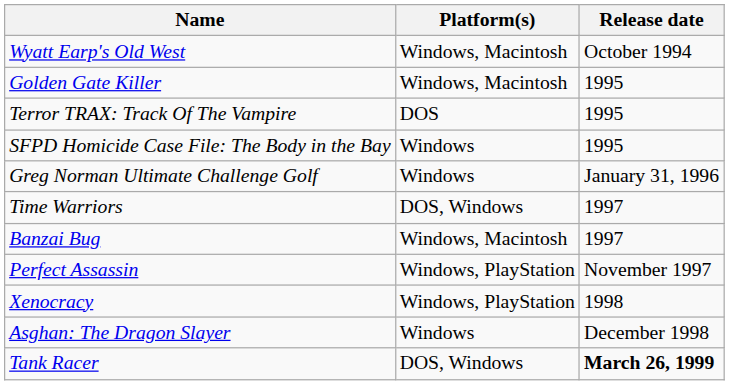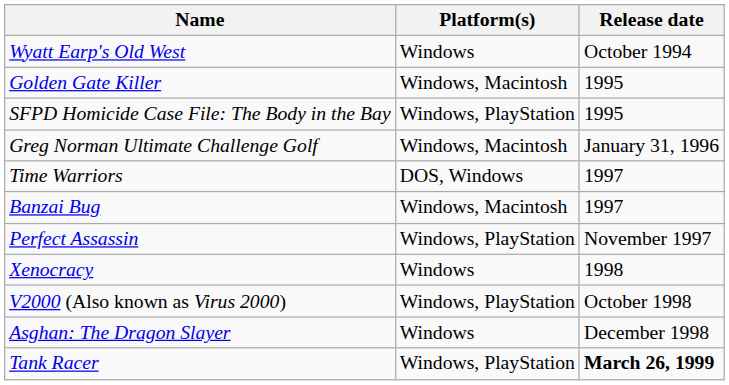(483, 51) Windows, Macintosh -> (437, 51) Windows
- row: (153, 113)
(437, 144) Windows -> (487, 113) Windows, PlayStation
(437, 176) Windows -> (483, 144) Windows, Macintosh
(487, 301) Windows, PlayStation -> (437, 269) Windows
+ row: (148, 301)
(461, 363) DOS, Windows -> (487, 363) Windows, PlayStation
